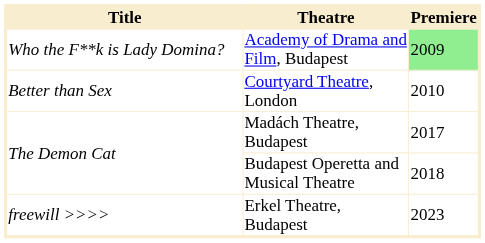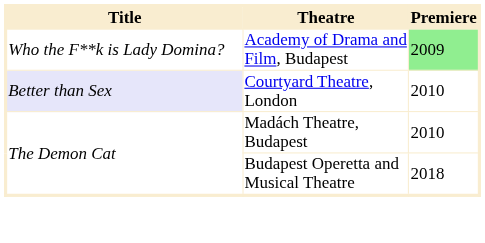(60, 90) no background -> (60, 90) lavender background
(427, 132) 2017 -> (427, 132) 2010
- row: (293, 214)
